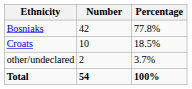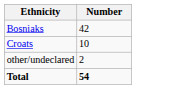- column: (159, 12)
